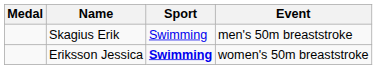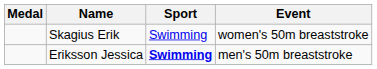(285, 34) men's 50m breaststroke -> (293, 34) women's 50m breaststroke
(293, 54) women's 50m breaststroke -> (285, 54) men's 50m breaststroke
